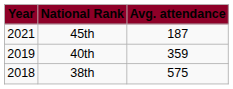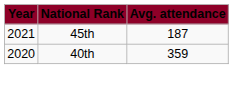(21, 53) 2019 -> (21, 53) 2020
- row: (82, 73)
